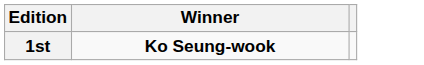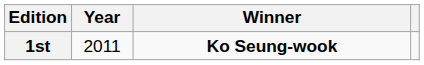+ column: (102, 18)
